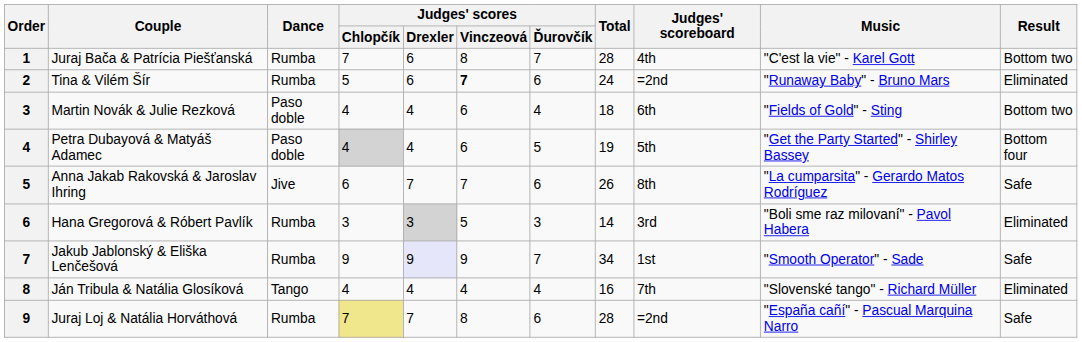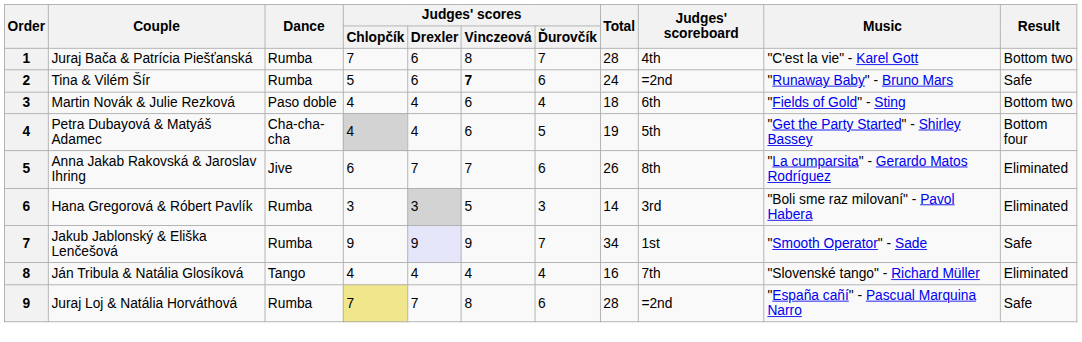(1036, 80) Eliminated -> (1018, 80) Safe
(288, 147) Paso doble -> (296, 132) Cha-cha-cha
(1018, 185) Safe -> (1036, 169) Eliminated
